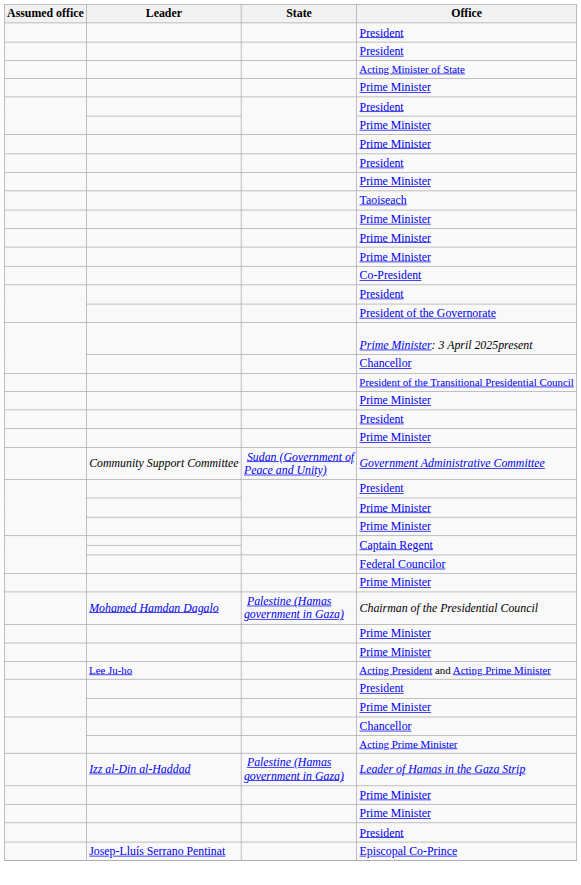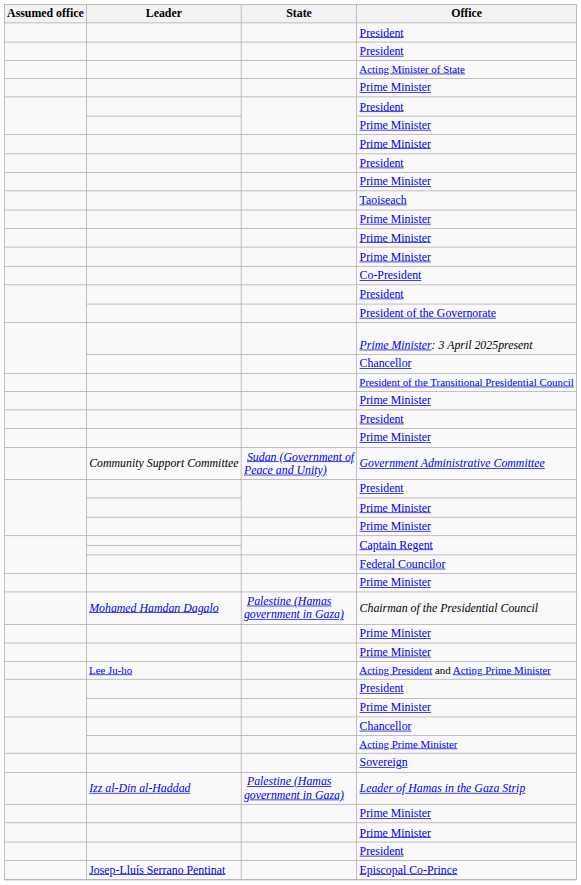+ row: (164, 763)
